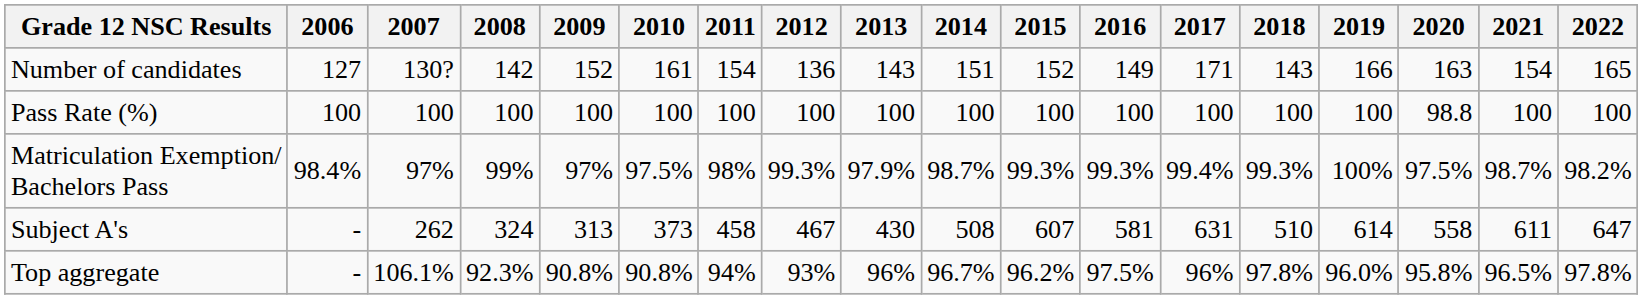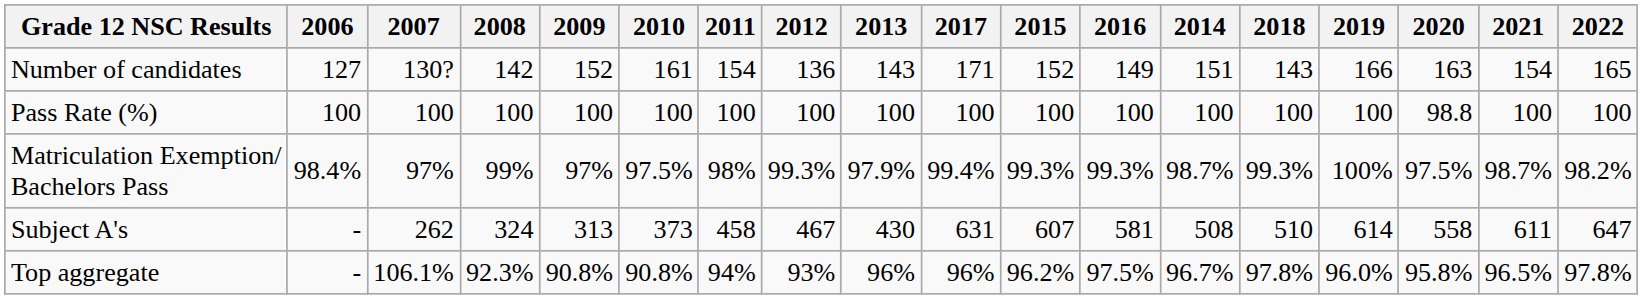columns swapped: (961, 26) <-> (1200, 26)
